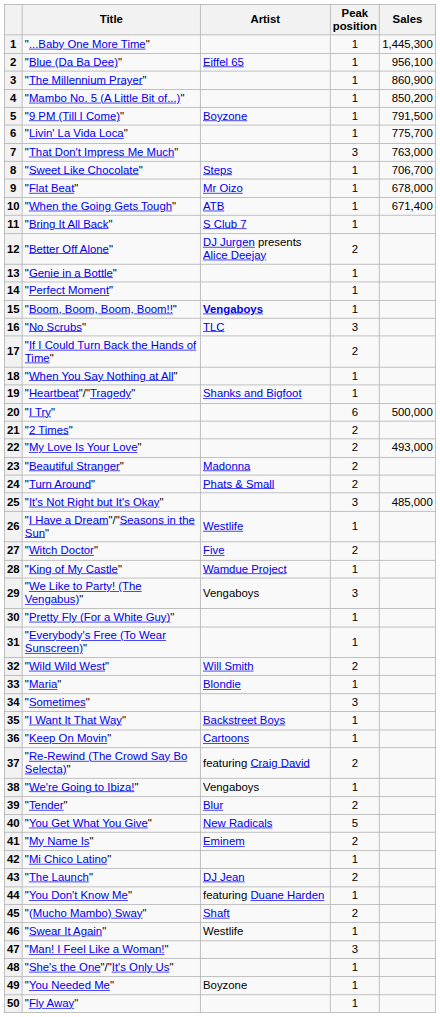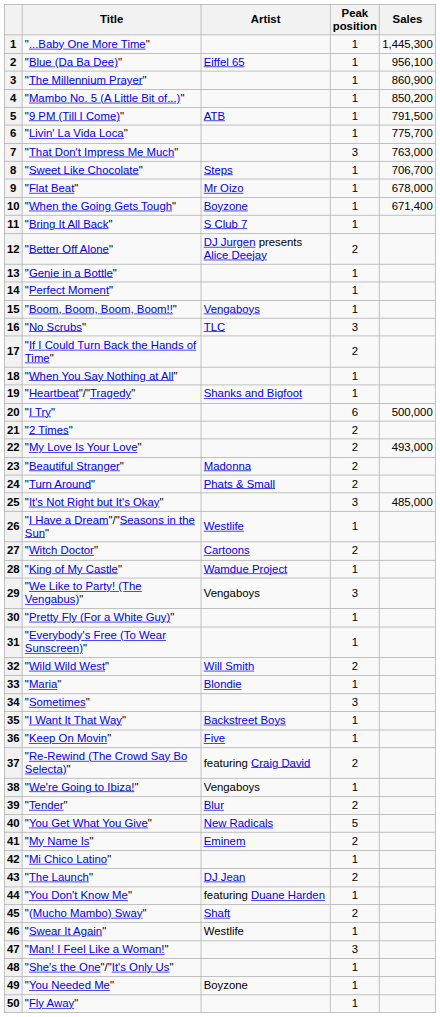(225, 116) Boyzone -> (214, 116) ATB
(214, 206) ATB -> (226, 206) Boyzone
(233, 309) bold -> (232, 309) normal
(214, 551) Five -> (227, 551) Cartoons
(226, 738) Cartoons -> (214, 738) Five
